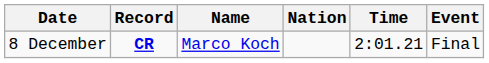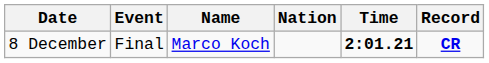columns swapped: (455, 18) <-> (144, 18)
(389, 45) normal -> (379, 45) bold
